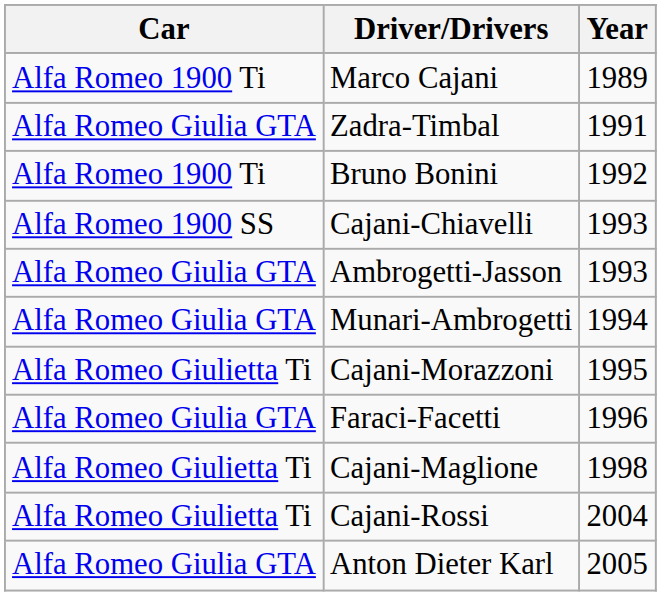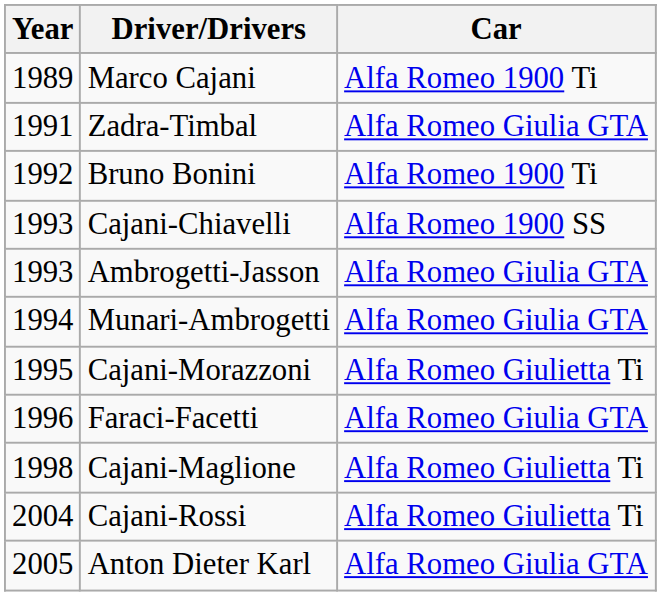columns swapped: (617, 28) <-> (164, 28)
